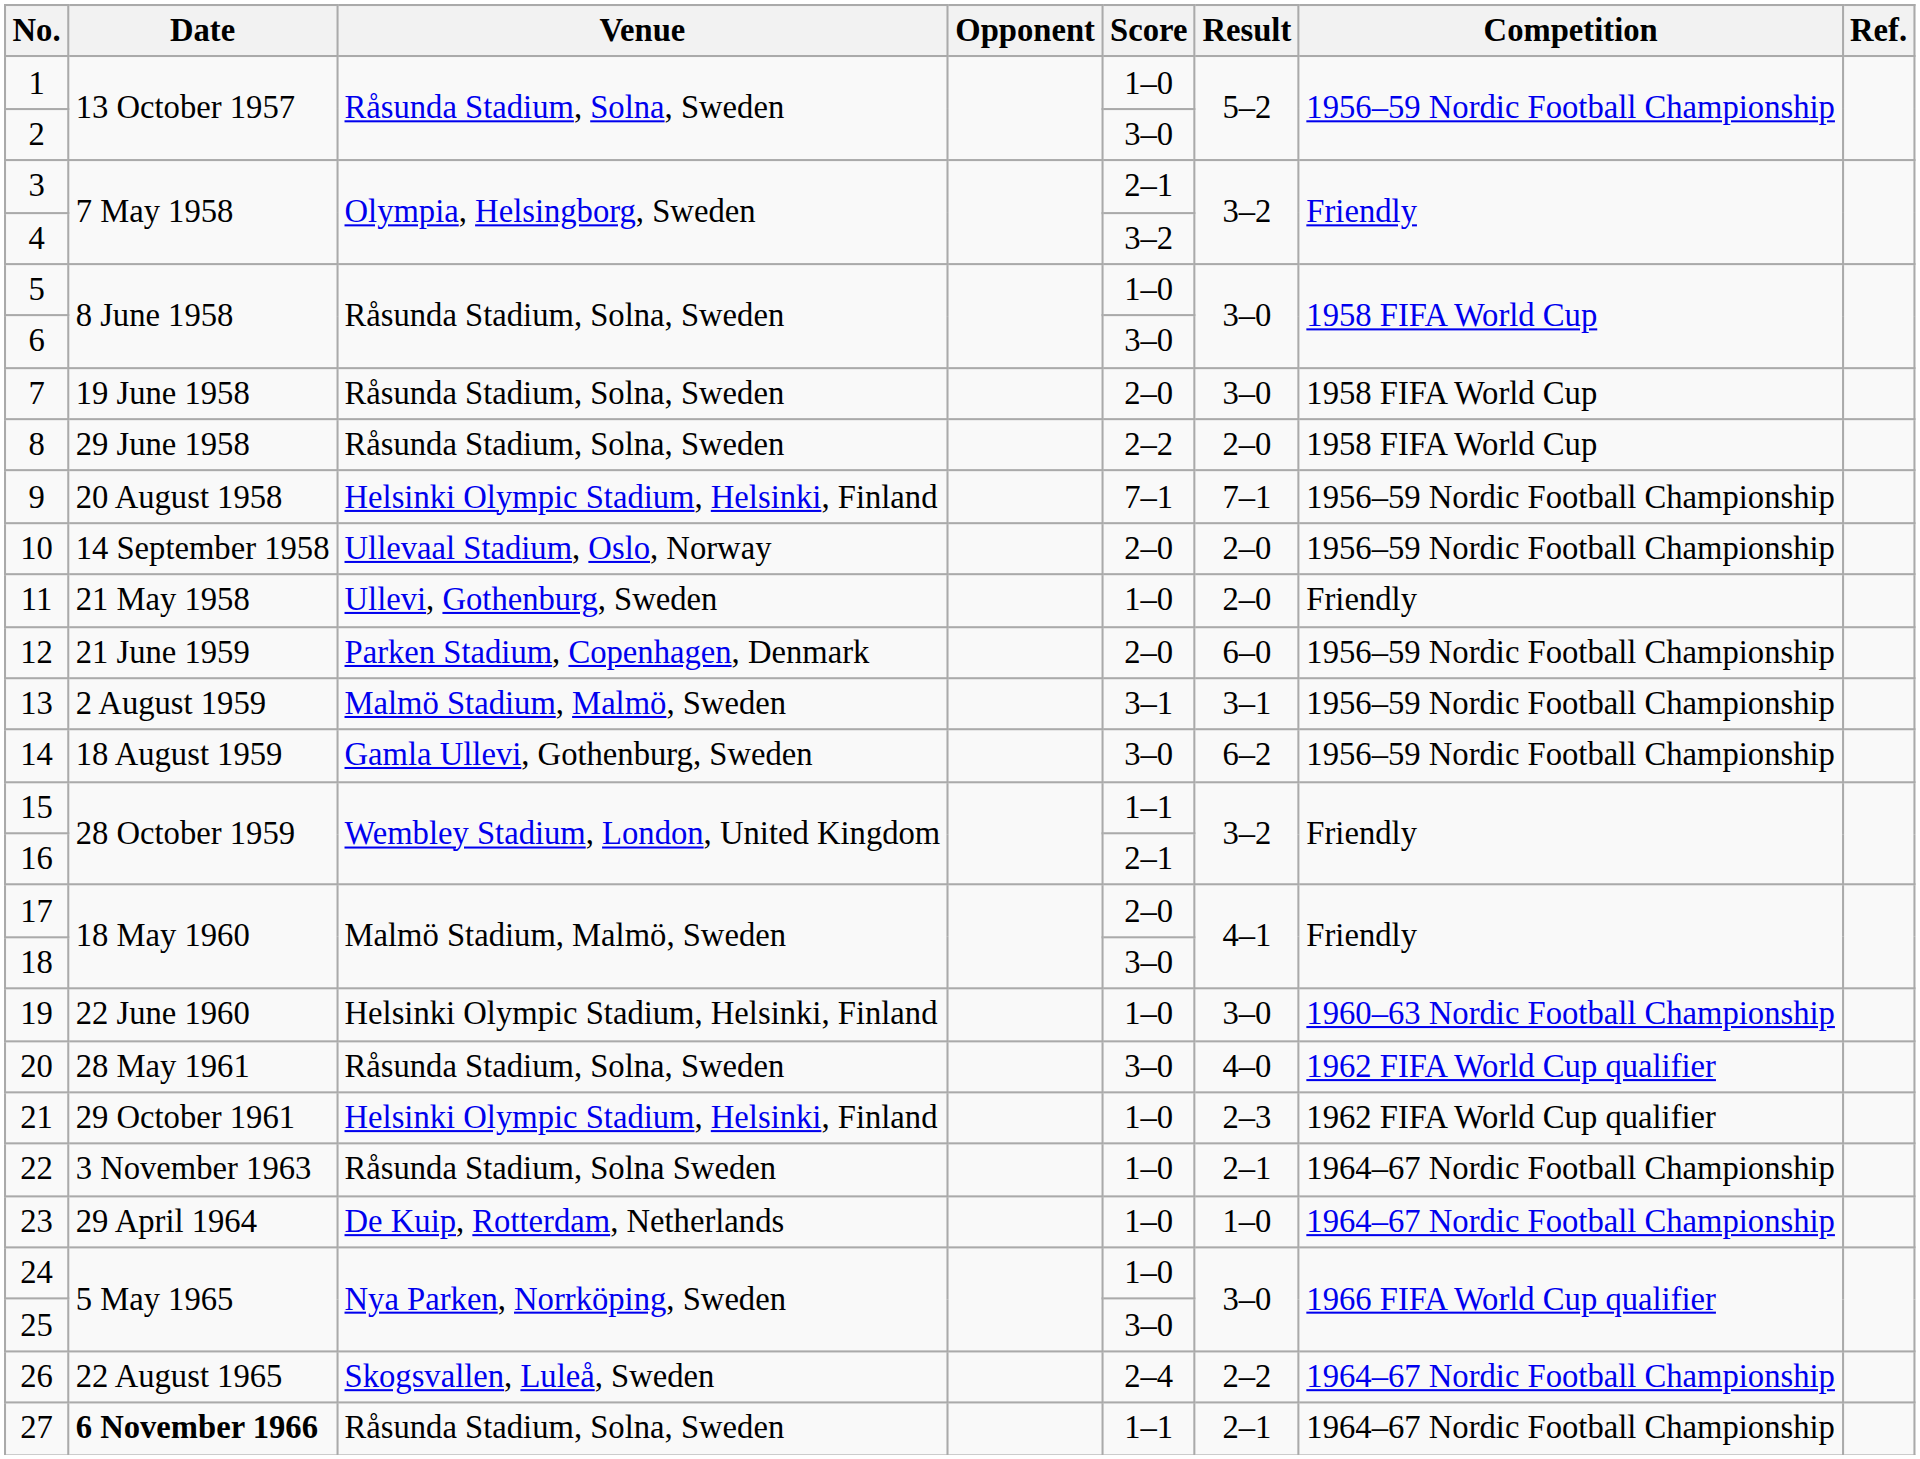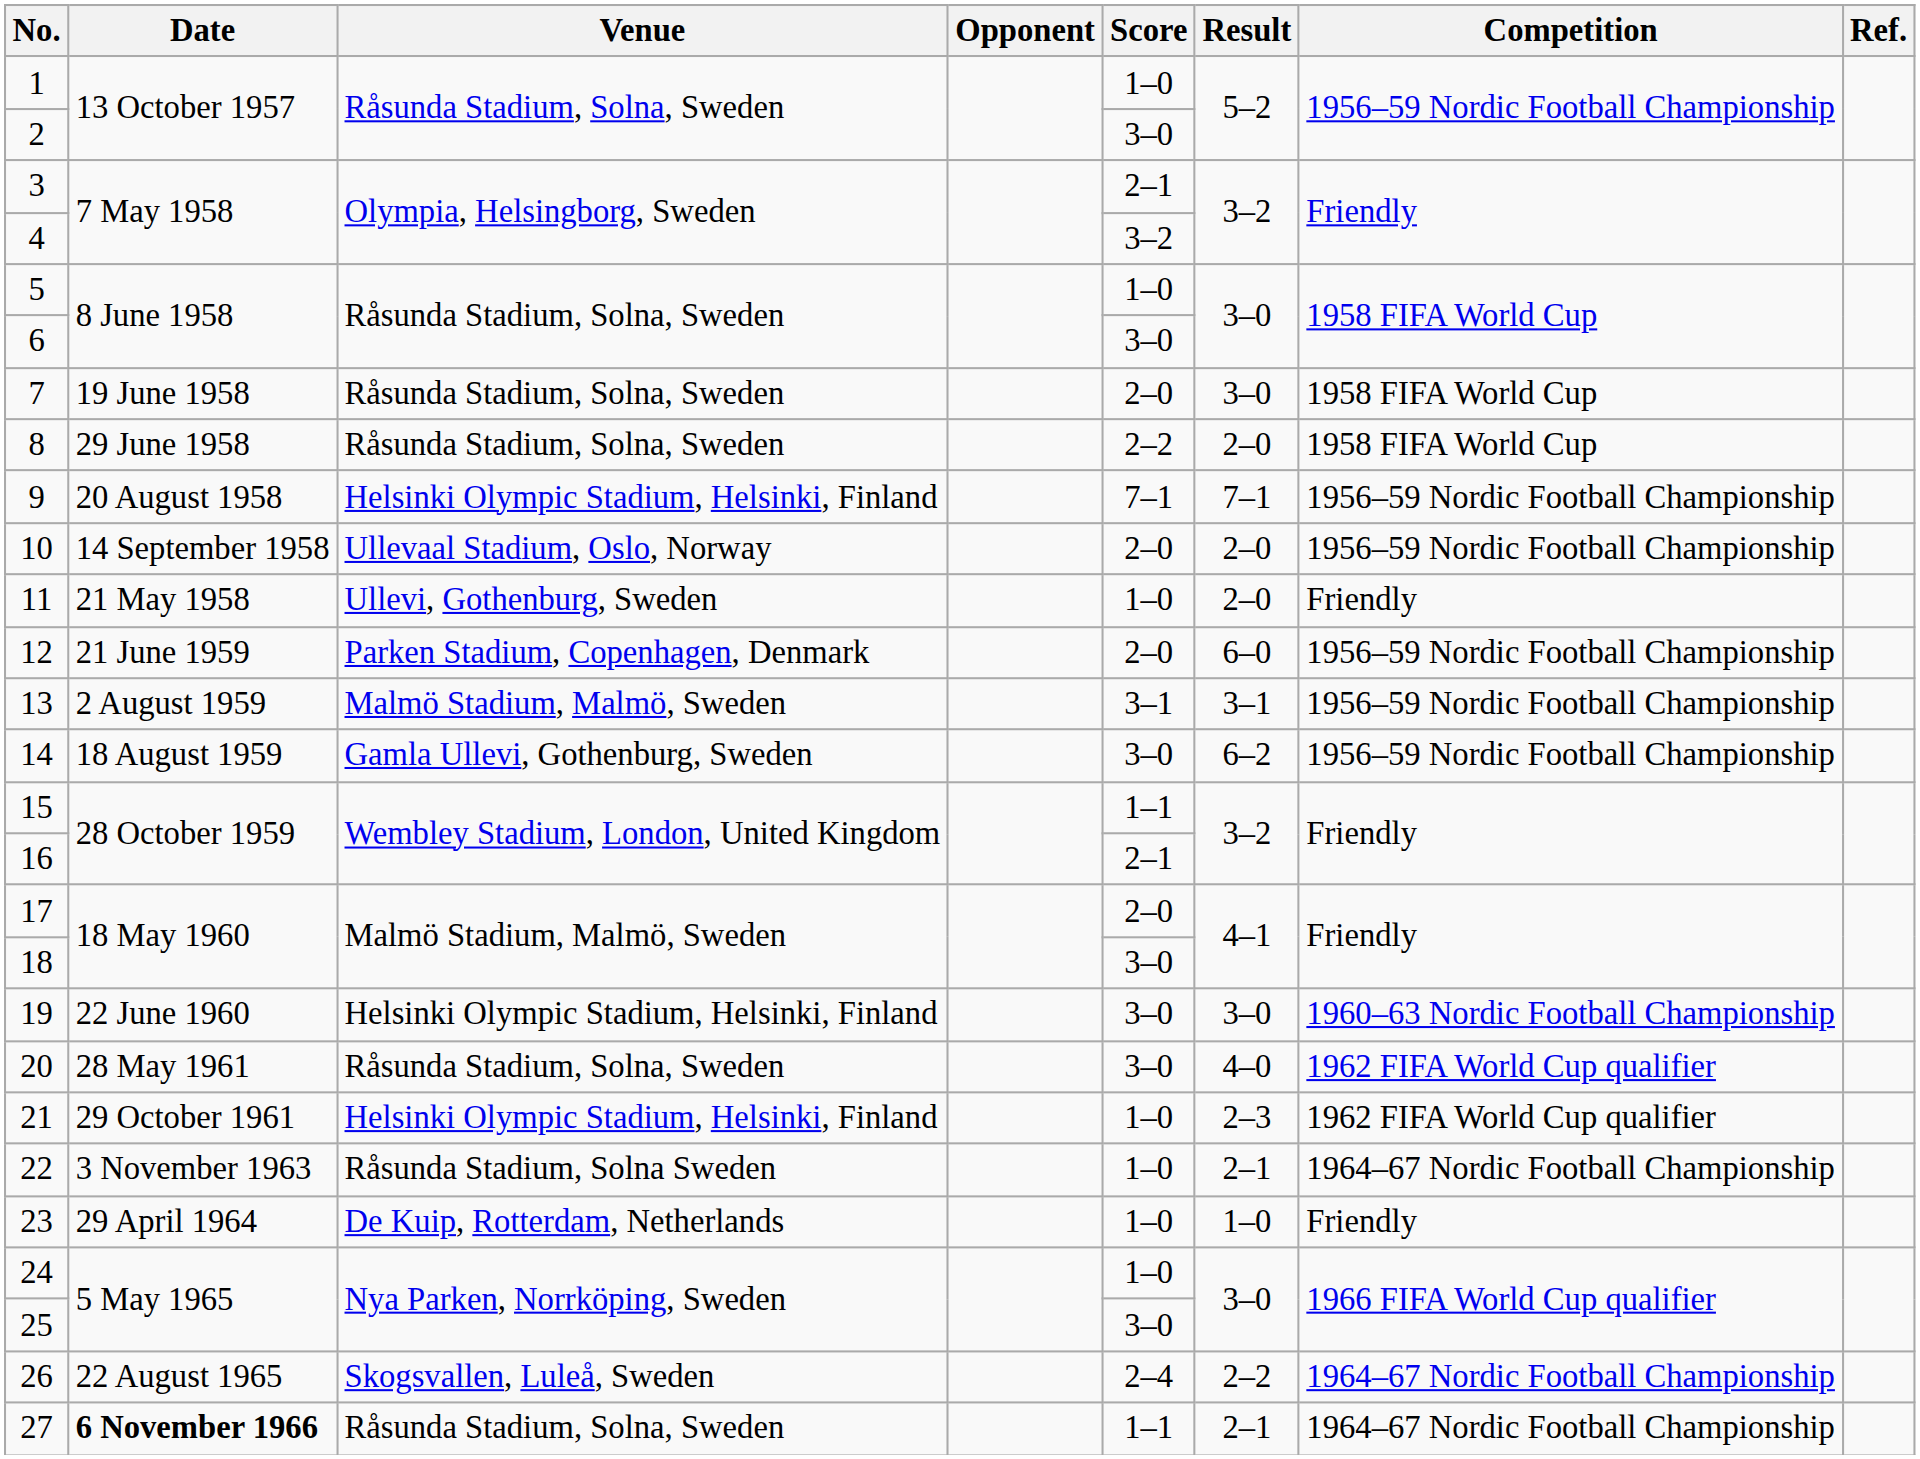(1149, 1013) 1–0 -> (1149, 1013) 3–0
(1571, 1220) 1964–67 Nordic Football Championship -> (1362, 1220) Friendly
